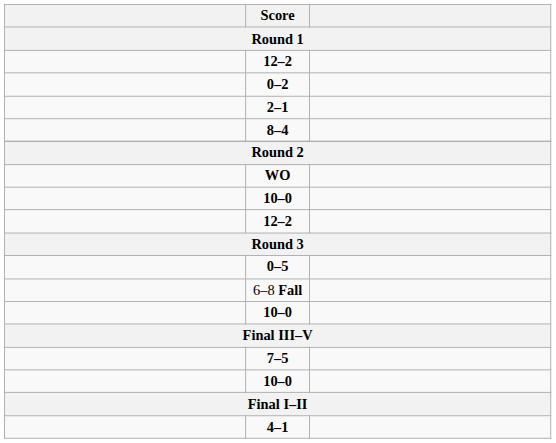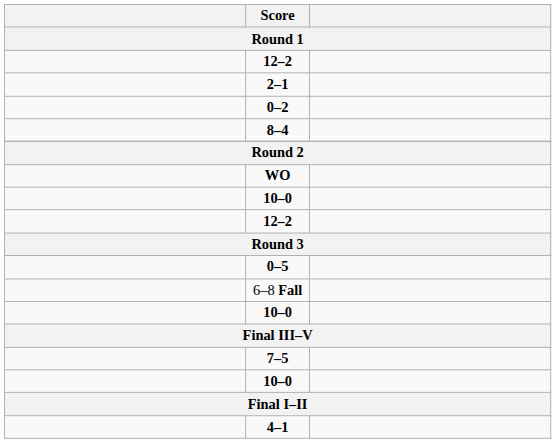rows swapped: (125, 84) <-> (125, 107)
